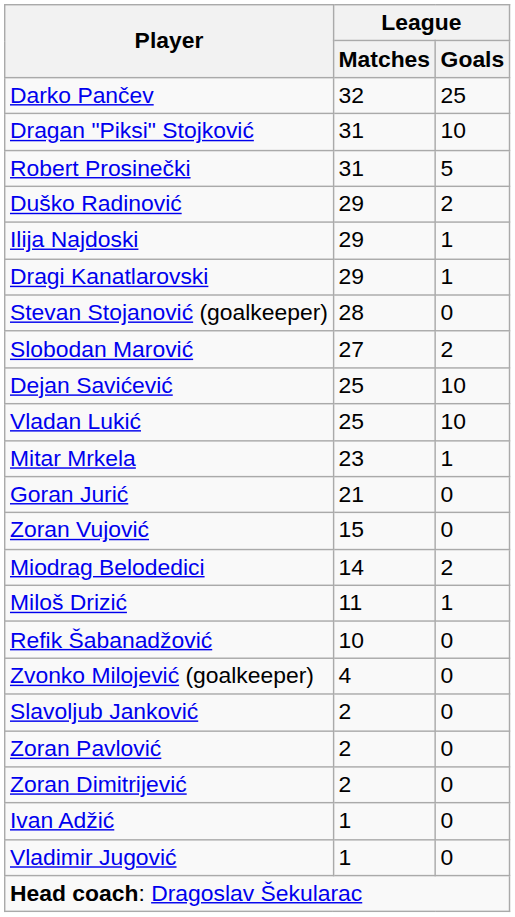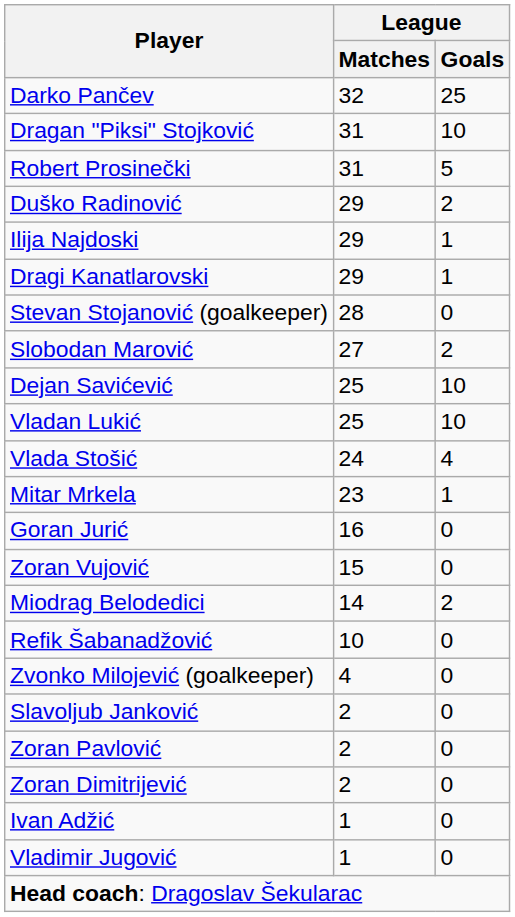+ row: (74, 458)
(351, 494) 21 -> (351, 530) 16
- row: (68, 603)
